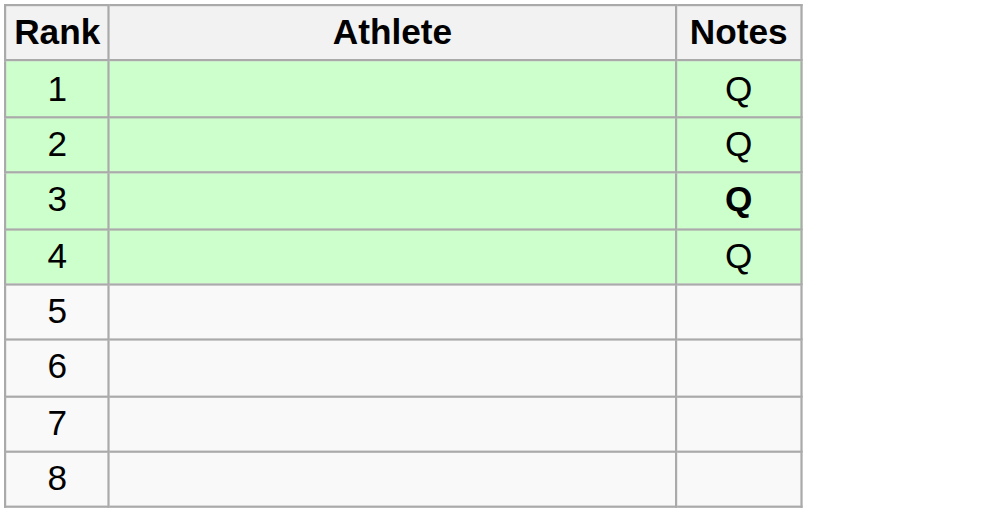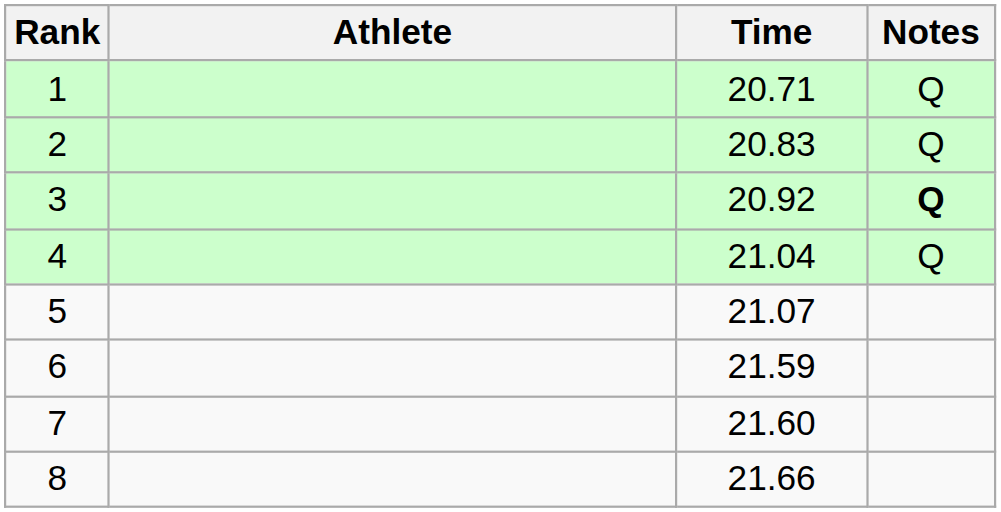+ column: (772, 32)
